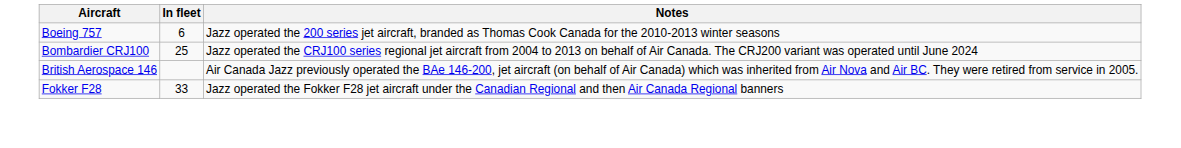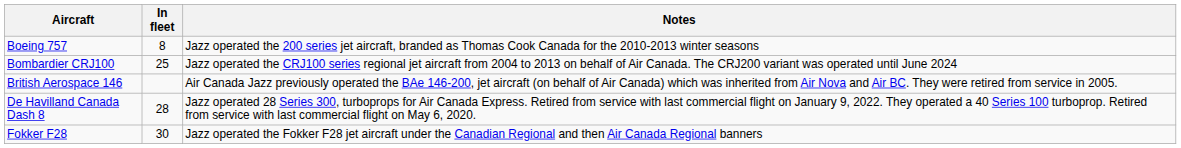(182, 32) 6 -> (162, 45) 8
+ row: (63, 108)
(182, 88) 33 -> (162, 134) 30
